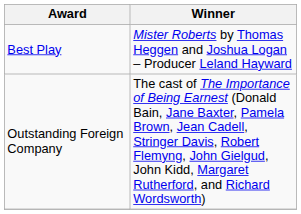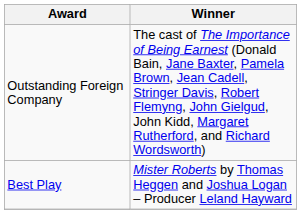rows swapped: (34, 49) <-> (65, 141)
